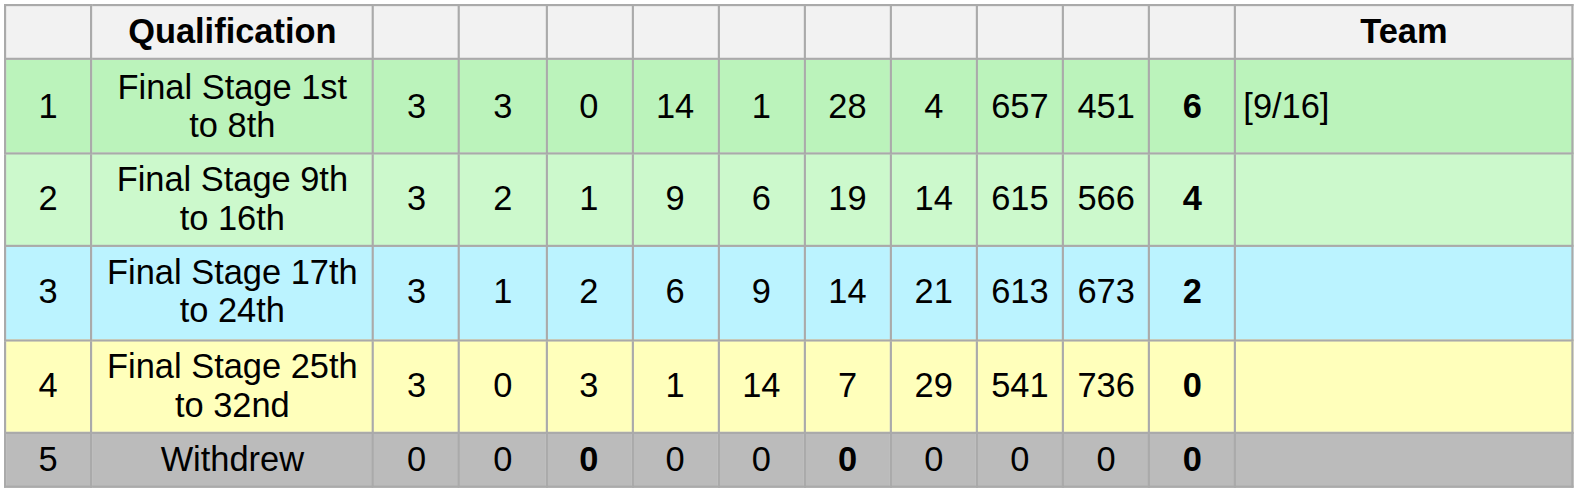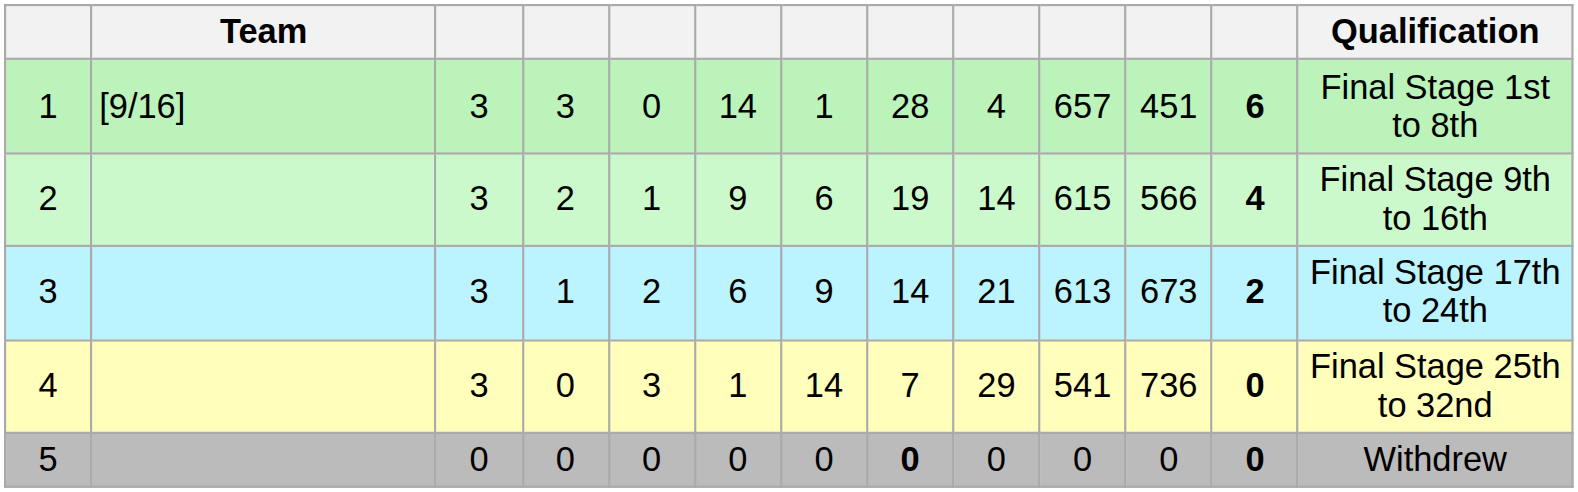columns swapped: (1404, 31) <-> (232, 31)
(589, 459) bold -> (652, 459) normal
